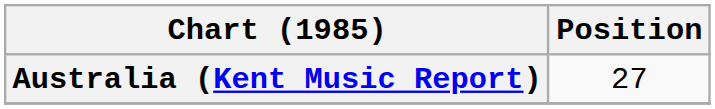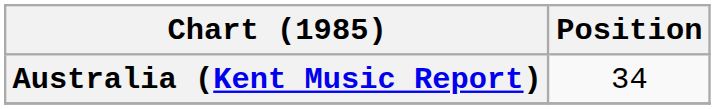(629, 80) 27 -> (629, 80) 34
